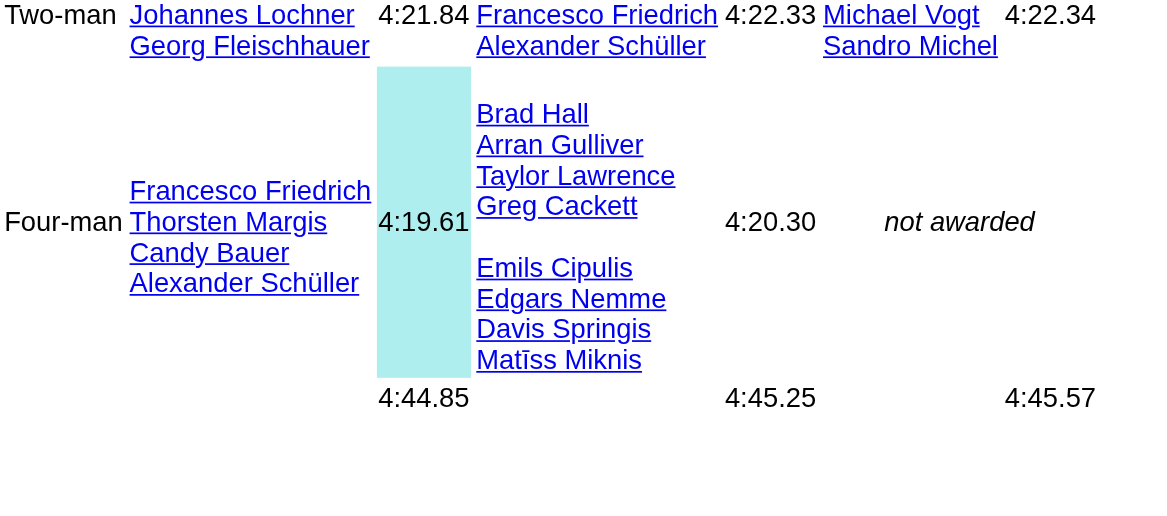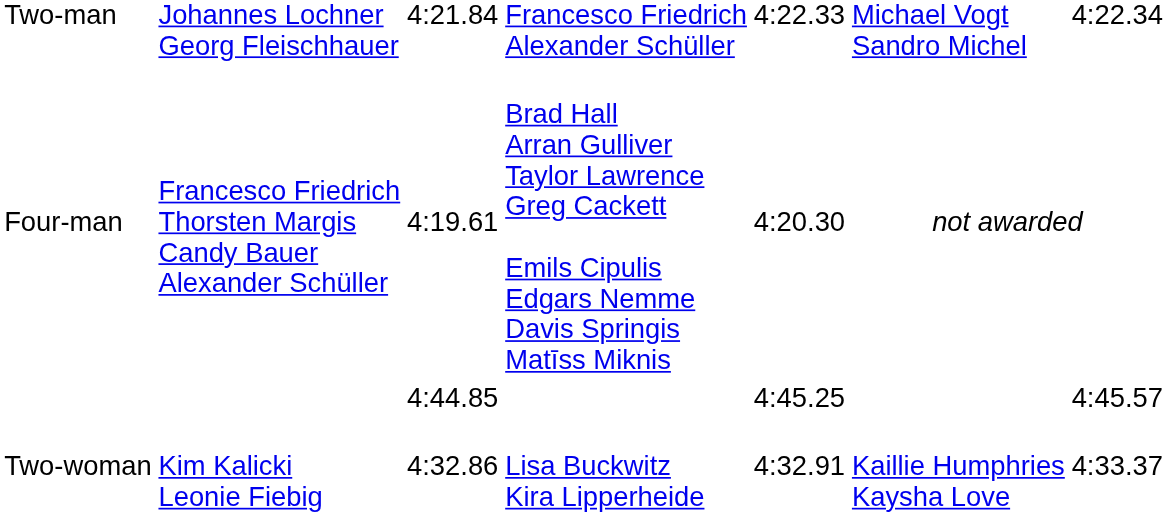(424, 221) paleturquoise background -> (453, 221) no background
+ row: (78, 466)
